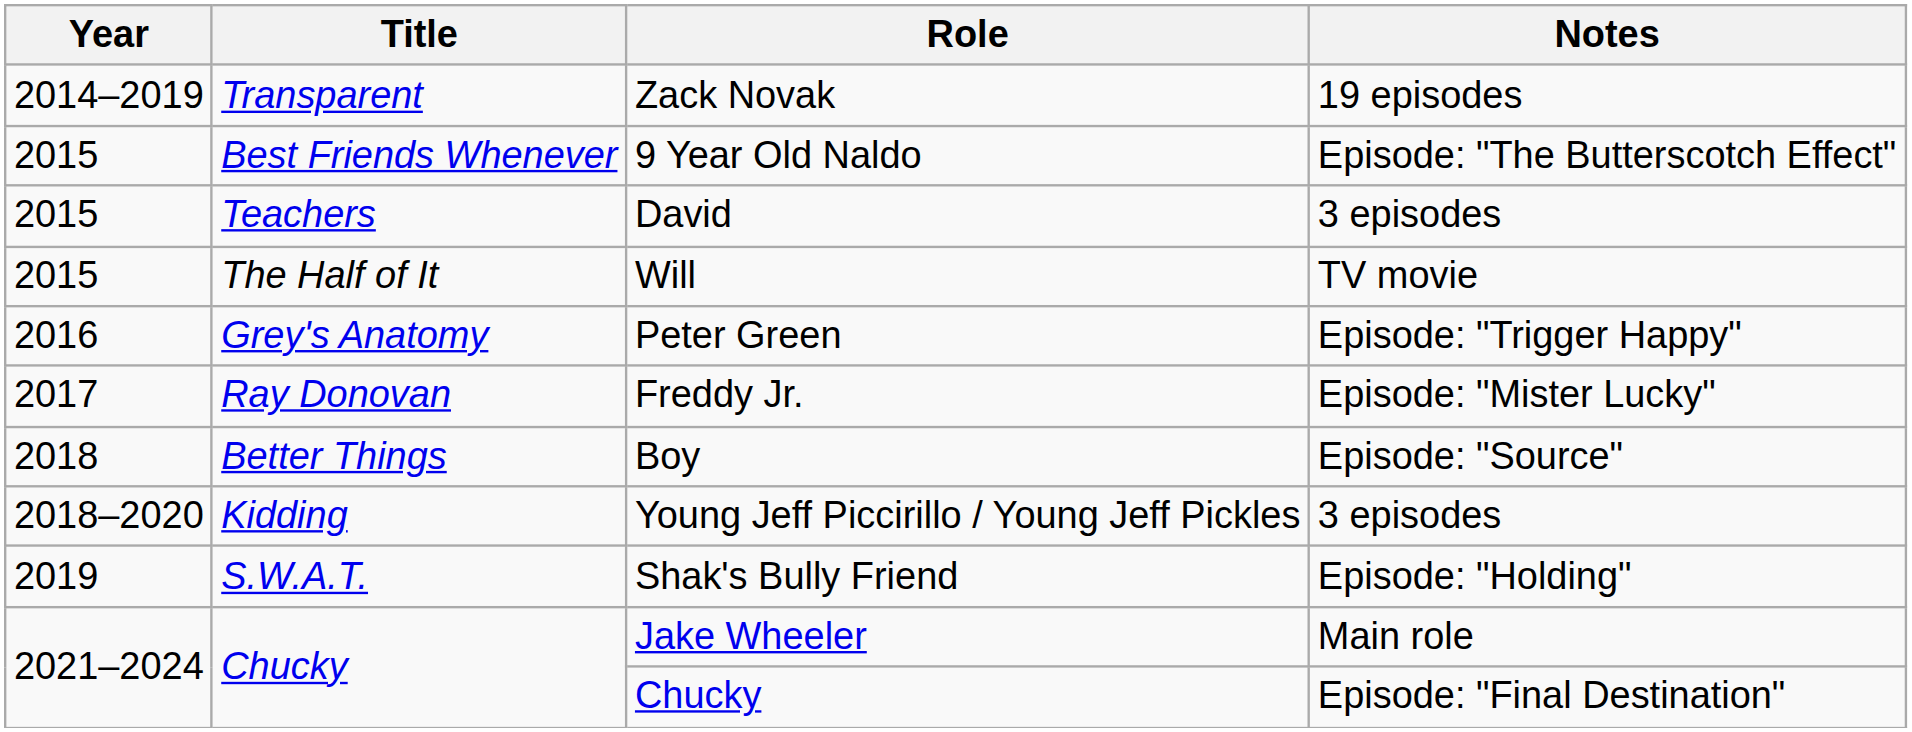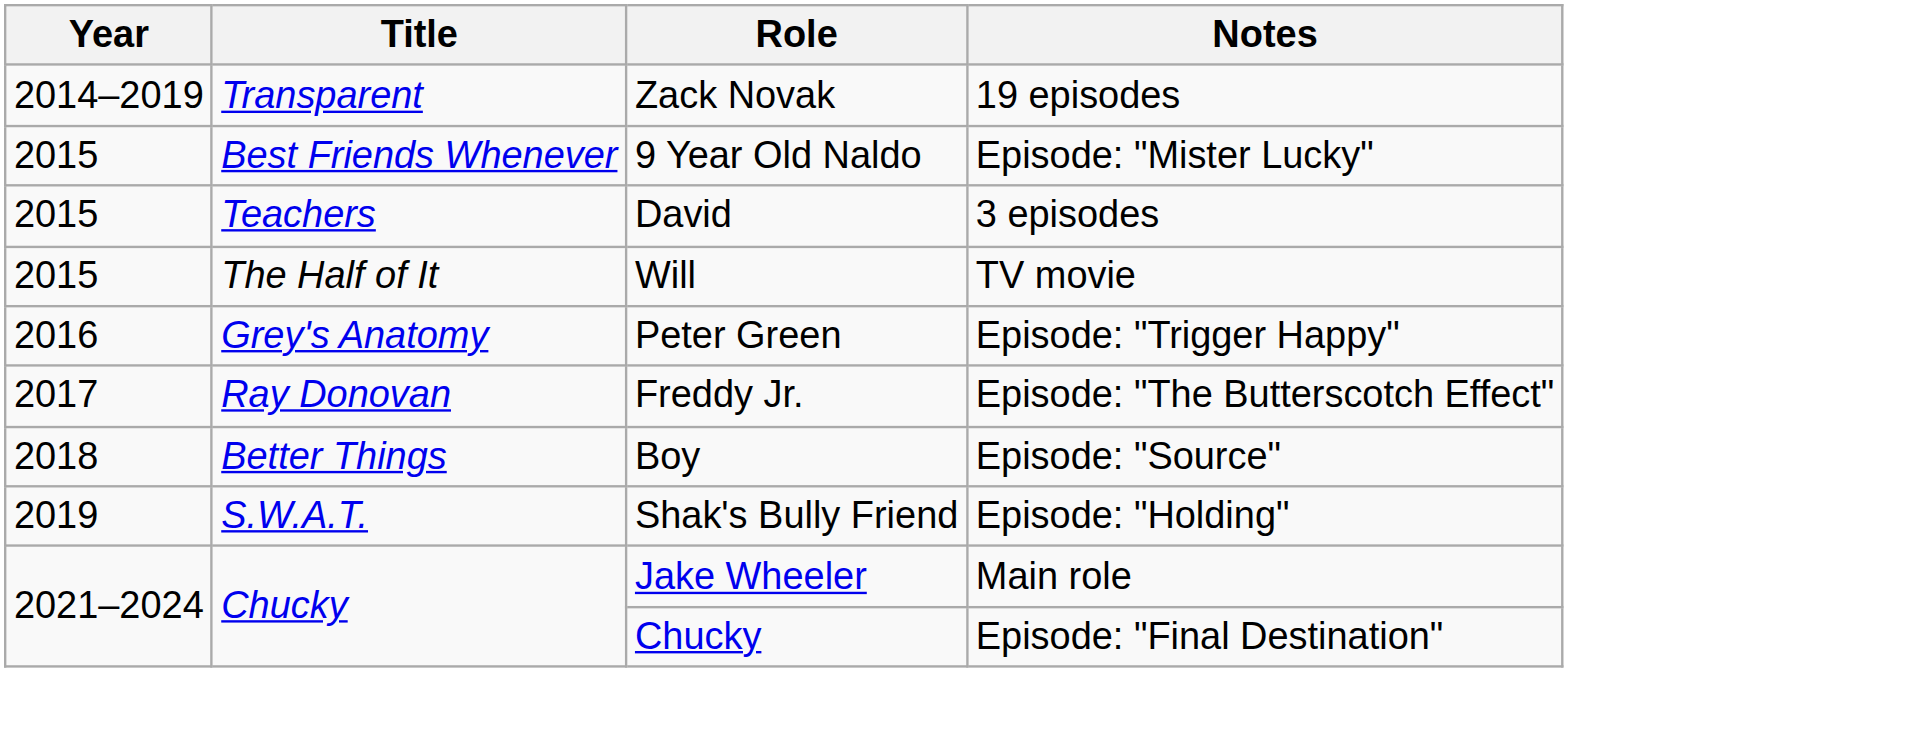(1607, 154) Episode: "The Butterscotch Effect" -> (1175, 154) Episode: "Mister Lucky"
(1517, 395) Episode: "Mister Lucky" -> (1265, 395) Episode: "The Butterscotch Effect"
- row: (968, 515)
